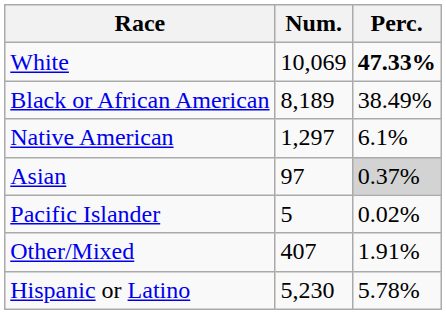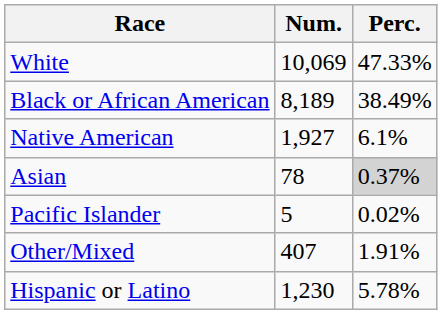(397, 61) bold -> (395, 61) normal
(308, 137) 1,297 -> (308, 137) 1,927
(293, 175) 97 -> (293, 175) 78
(308, 289) 5,230 -> (308, 289) 1,230
